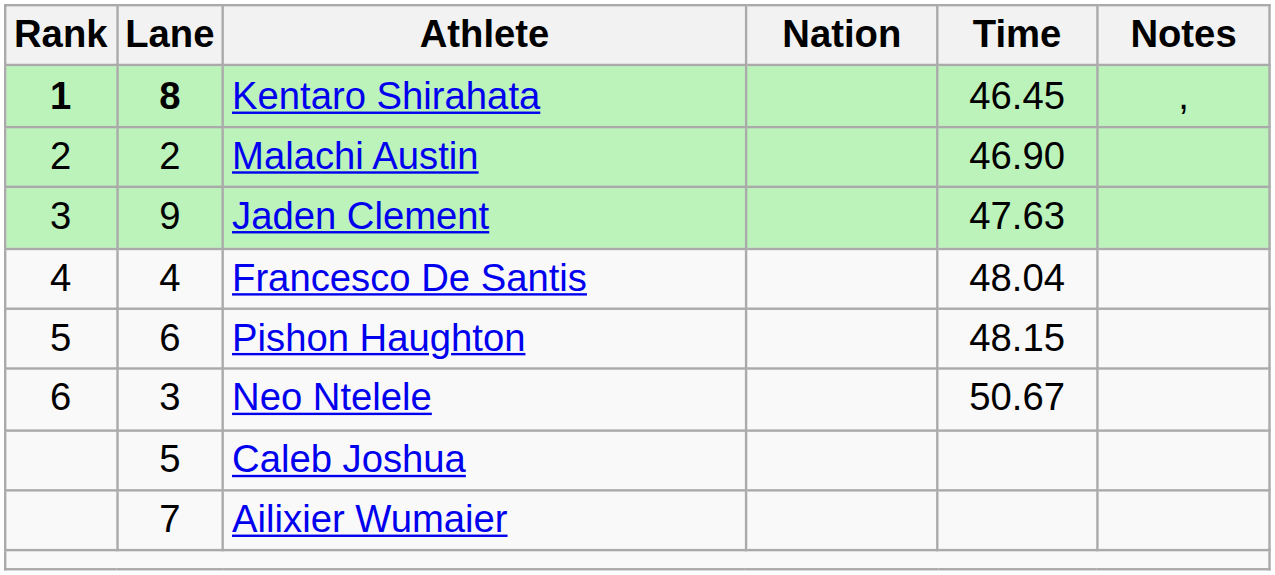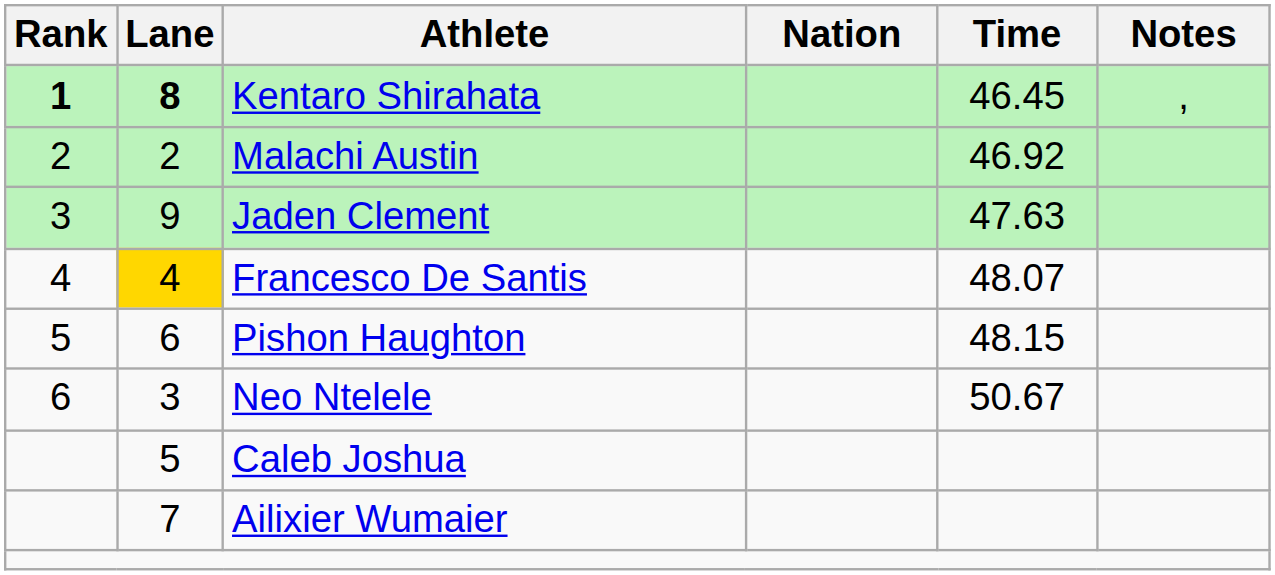(1017, 156) 46.90 -> (1017, 156) 46.92
(170, 277) no background -> (170, 277) gold background
(1017, 277) 48.04 -> (1017, 277) 48.07
